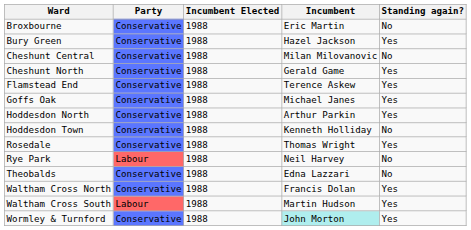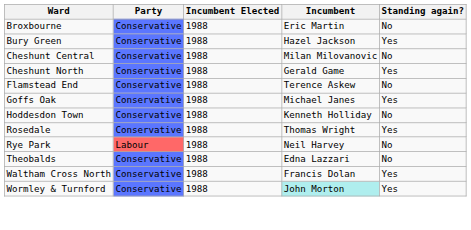(390, 86) Yes -> (387, 86) No
- row: (48, 115)
- row: (59, 204)
